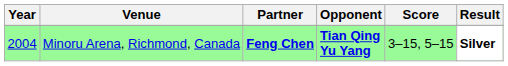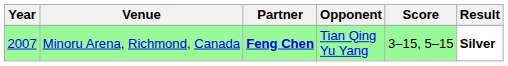(22, 43) 2004 -> (22, 43) 2007
(350, 43) bold -> (348, 43) normal
